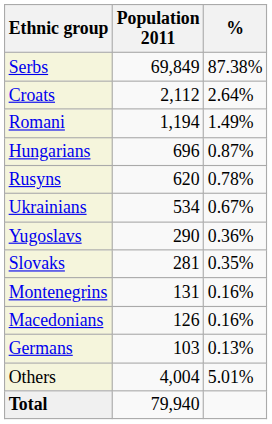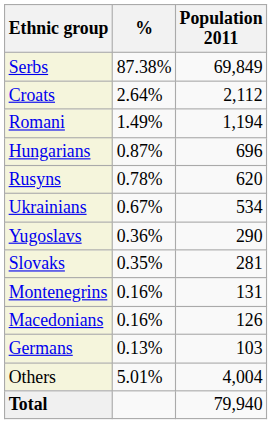columns swapped: (158, 28) <-> (235, 28)
